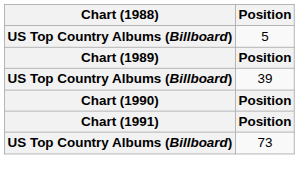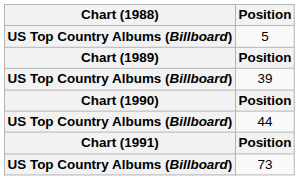+ row: (265, 121)
